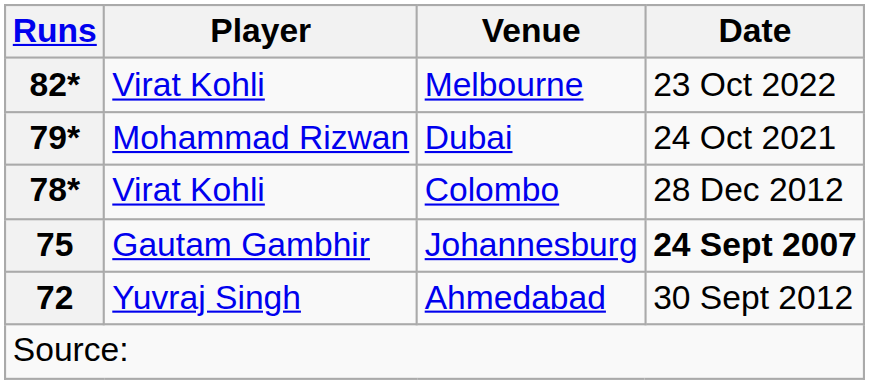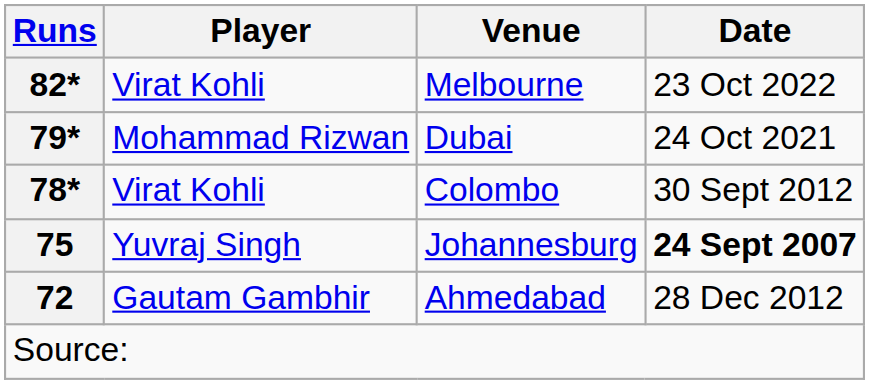(748, 191) 28 Dec 2012 -> (753, 191) 30 Sept 2012
(241, 244) Gautam Gambhir -> (207, 244) Yuvraj Singh
(207, 297) Yuvraj Singh -> (241, 297) Gautam Gambhir
(753, 297) 30 Sept 2012 -> (748, 297) 28 Dec 2012
